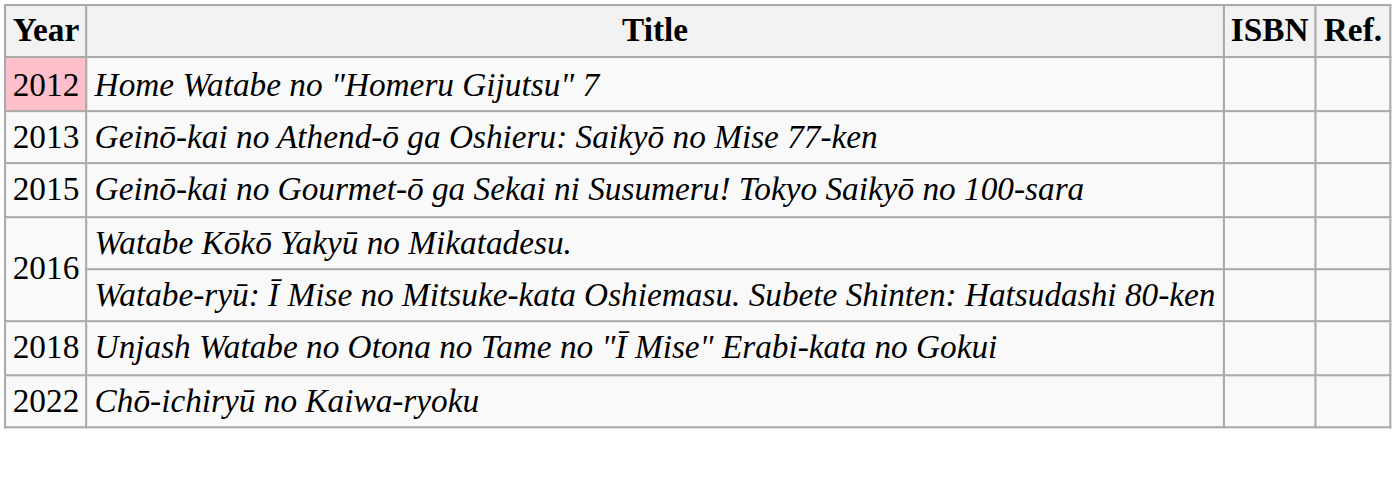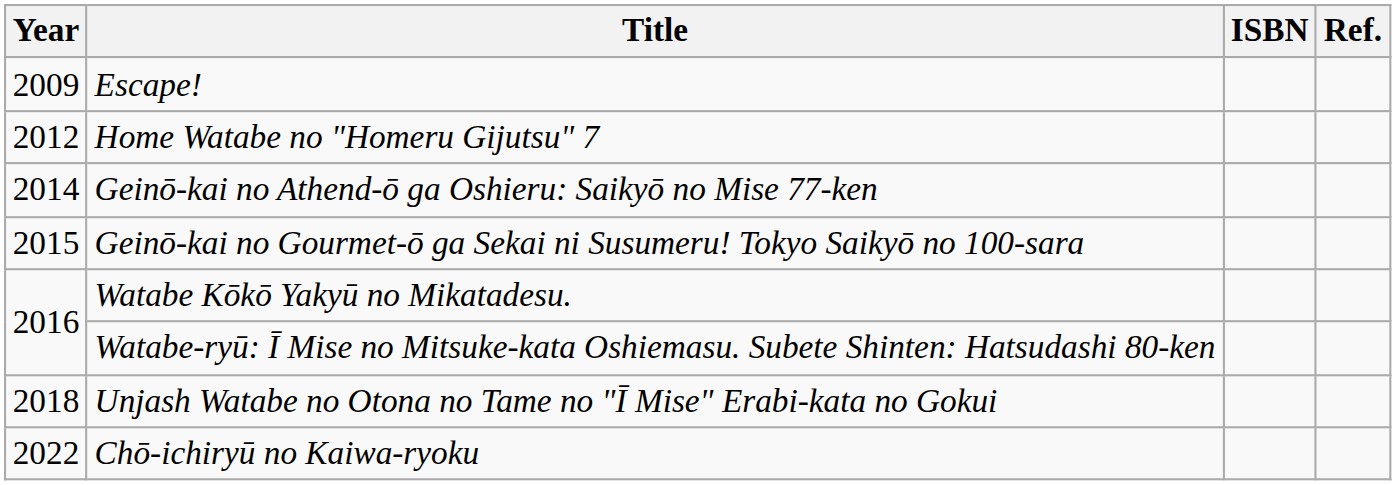+ row: (148, 83)
(46, 83) pink background -> (46, 136) no background
(46, 136) 2013 -> (46, 189) 2014
